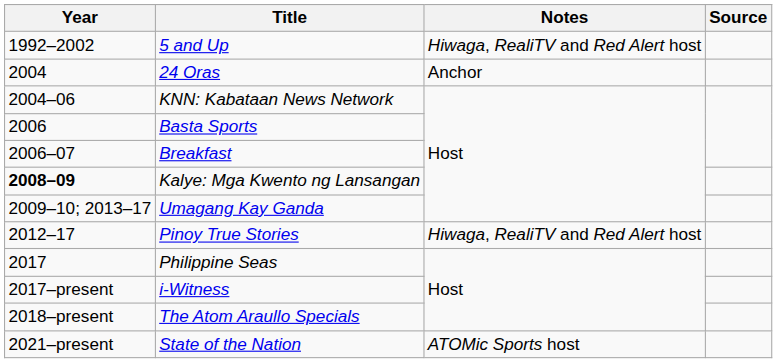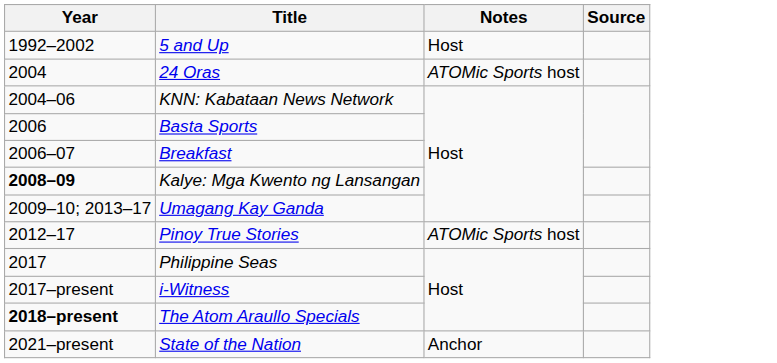(565, 45) Hiwaga, RealiTV and Red Alert host -> (445, 45) Host
(455, 72) Anchor -> (504, 72) ATOMic Sports host
(565, 235) Hiwaga, RealiTV and Red Alert host -> (504, 235) ATOMic Sports host
(61, 316) normal -> (63, 316) bold
(504, 343) ATOMic Sports host -> (455, 343) Anchor
